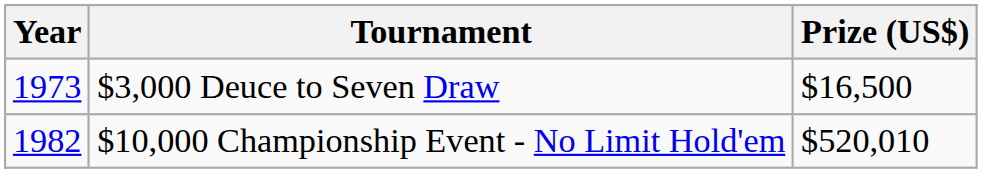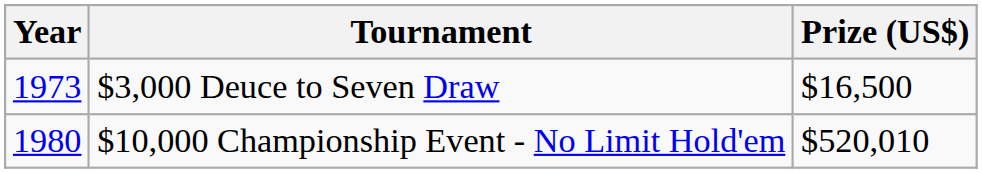(47, 140) 1982 -> (47, 140) 1980
